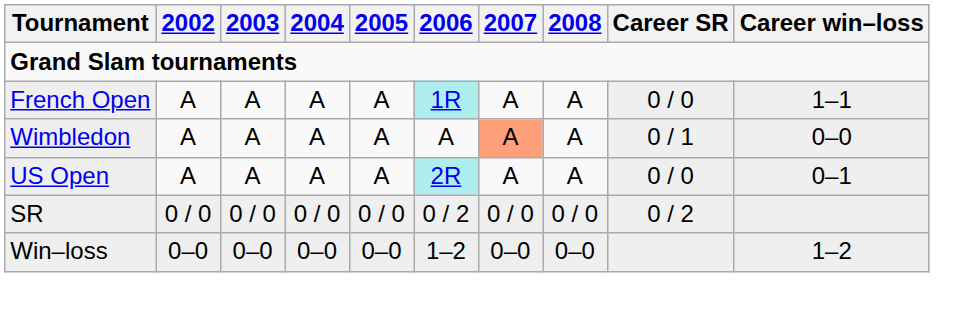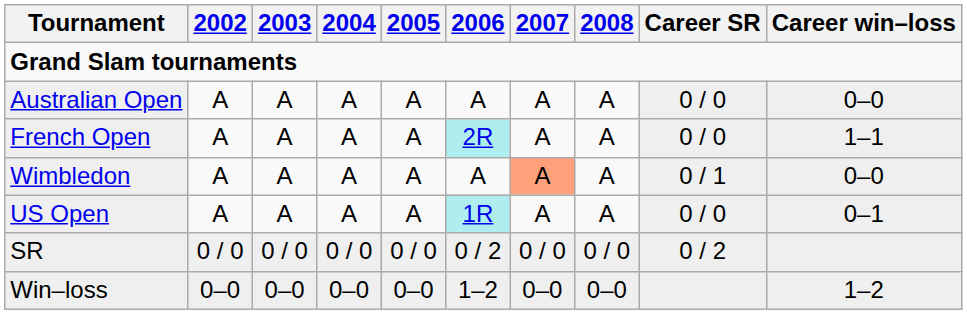+ row: (96, 99)
(446, 99) 1R -> (478, 137) 2R
(446, 175) 2R -> (478, 213) 1R
